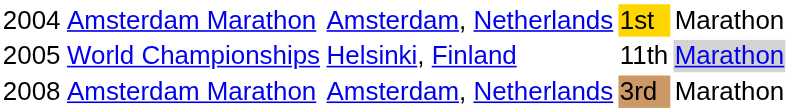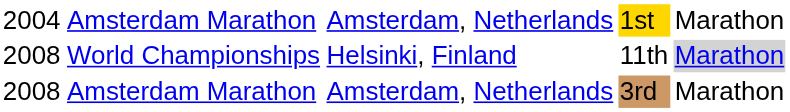(32, 55) 2005 -> (32, 55) 2008
